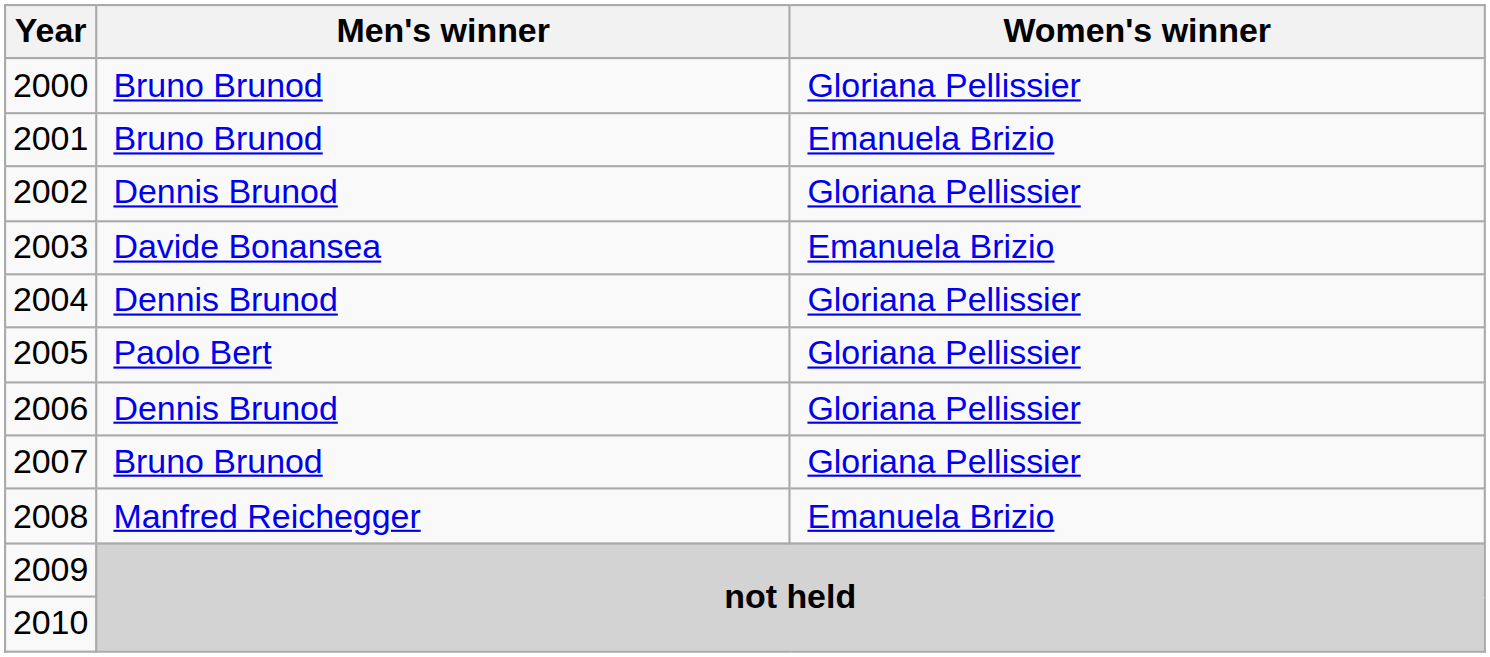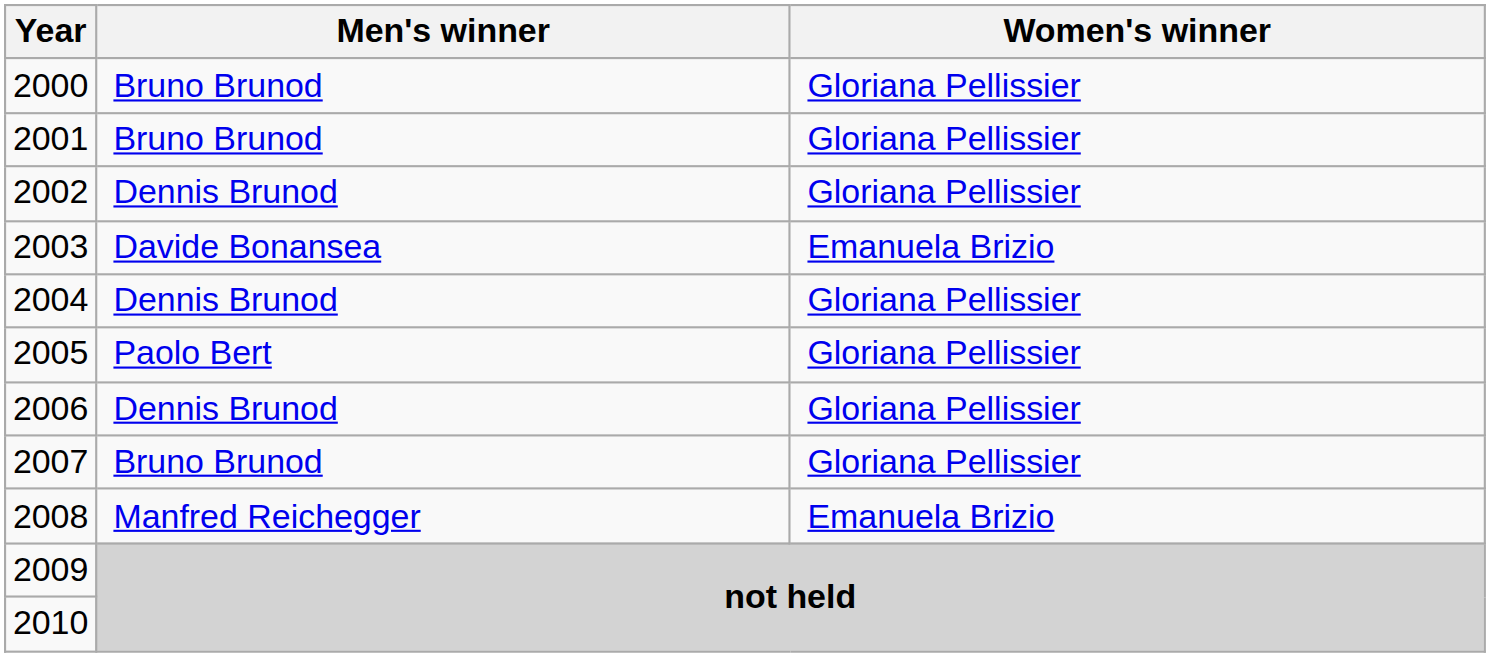(926, 138) Emanuela Brizio -> (939, 138) Gloriana Pellissier
